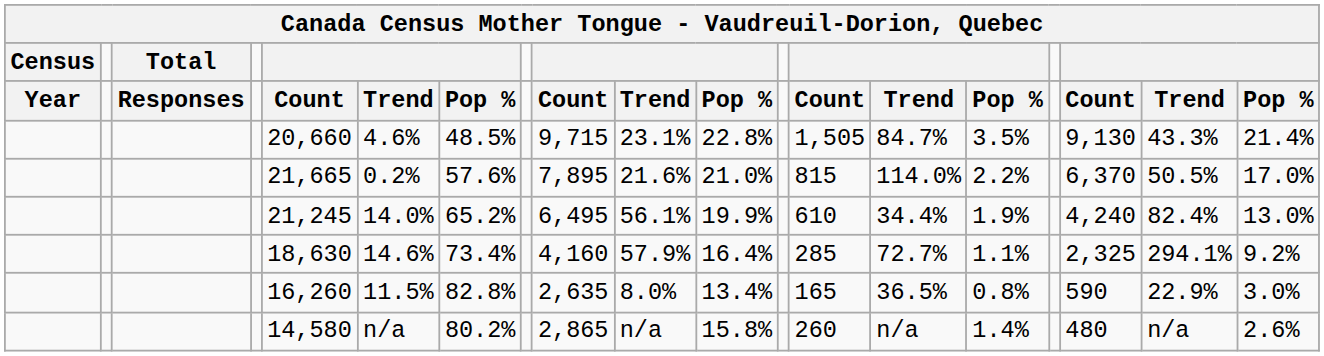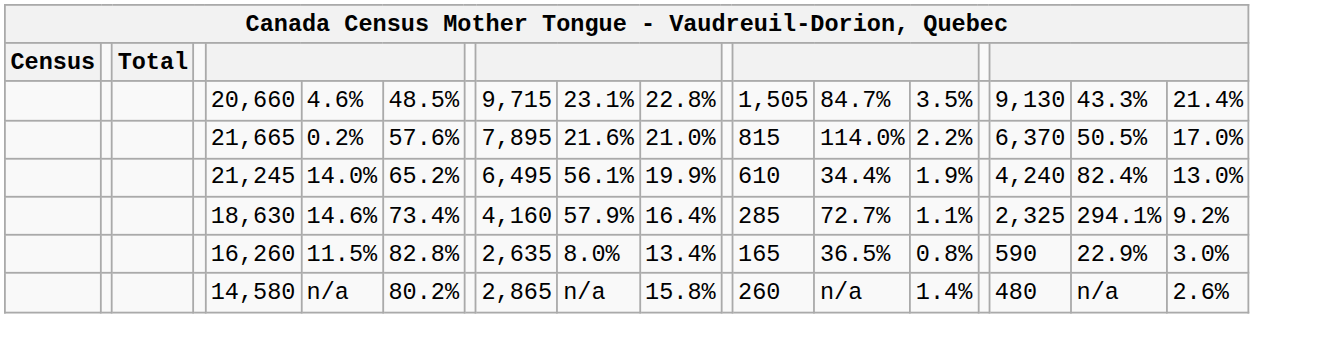- row: (53, 101)
